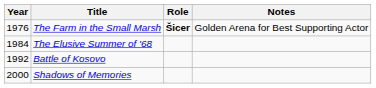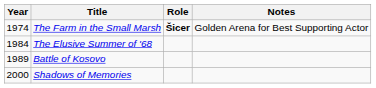(18, 28) 1976 -> (18, 28) 1974
(18, 59) 1992 -> (18, 59) 1989
